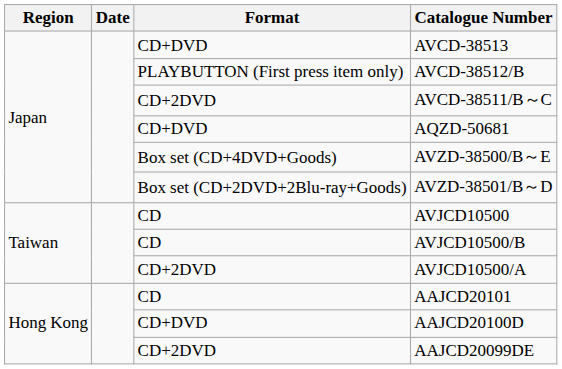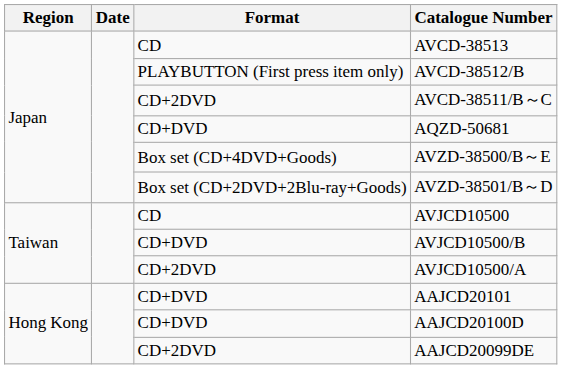(173, 44) CD+DVD -> (149, 44) CD
(149, 242) CD -> (173, 242) CD+DVD
(149, 296) CD -> (173, 296) CD+DVD
